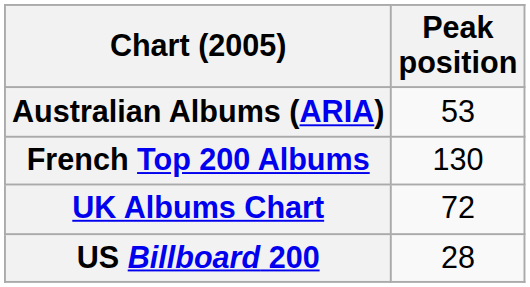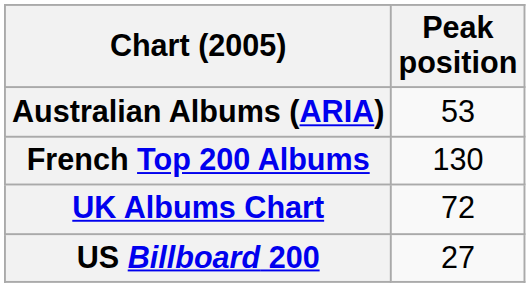(458, 256) 28 -> (458, 256) 27
